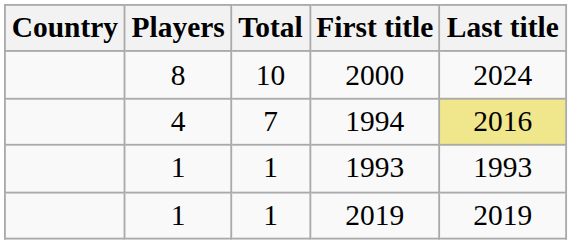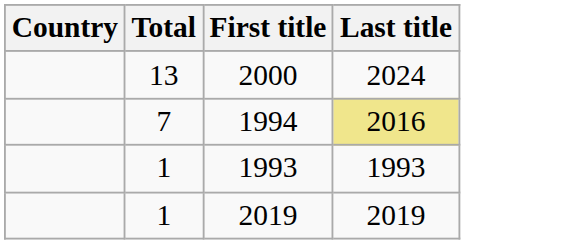- column: (178, 27)
(271, 74) 10 -> (164, 74) 13
